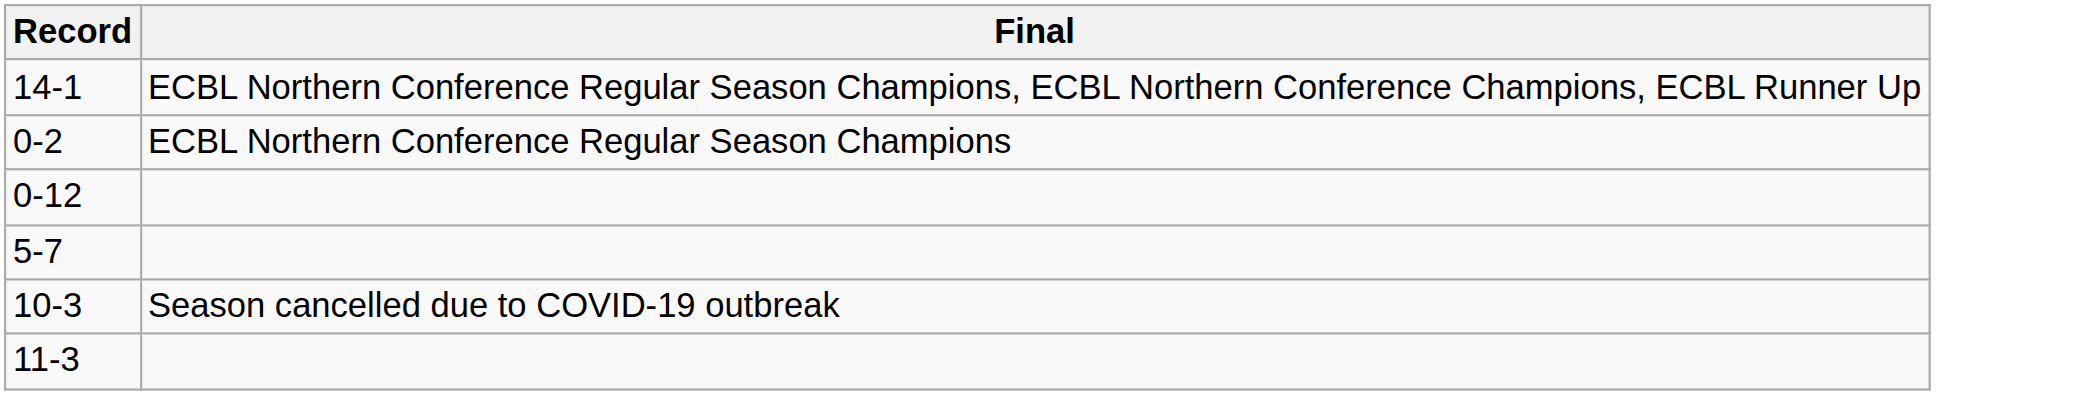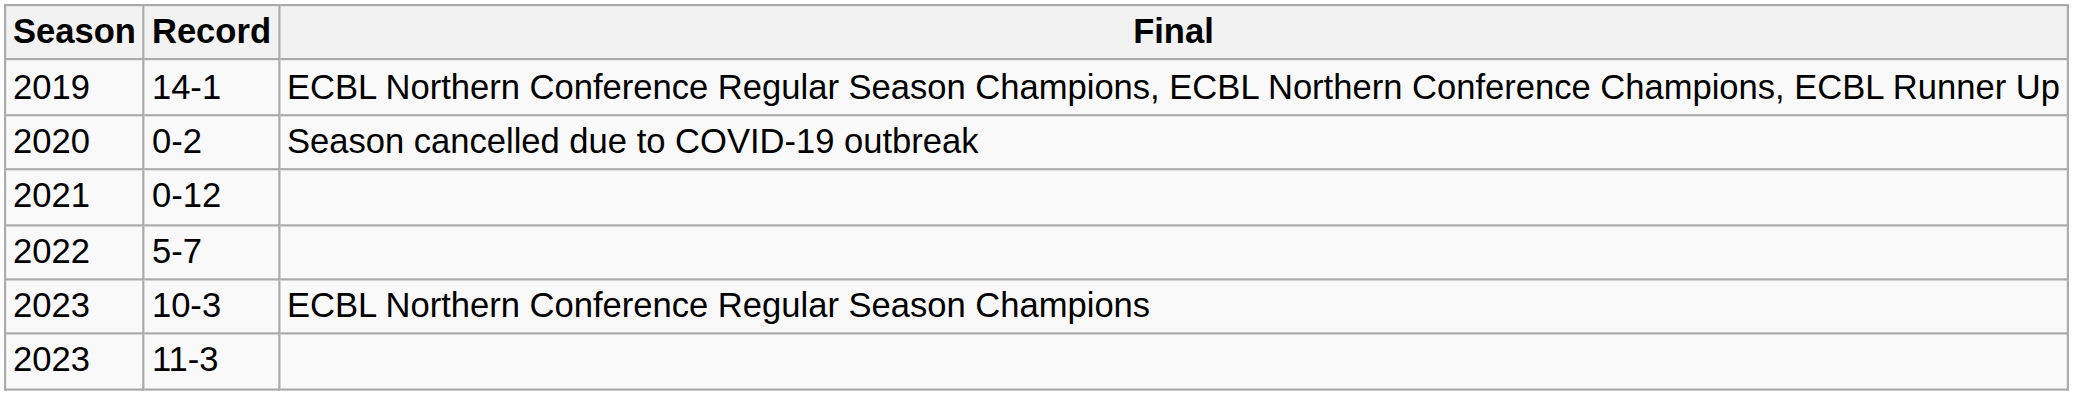+ column: (75, 31)
(580, 141) ECBL Northern Conference Regular Season Champions -> (633, 141) Season cancelled due to COVID-19 outbreak
(494, 305) Season cancelled due to COVID-19 outbreak -> (719, 305) ECBL Northern Conference Regular Season Champions
